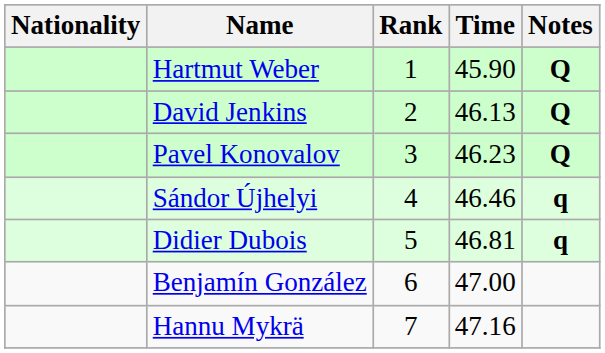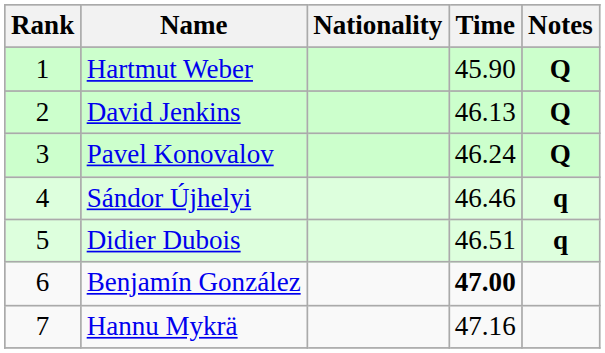columns swapped: (411, 25) <-> (76, 25)
(485, 154) 46.23 -> (485, 154) 46.24
(485, 240) 46.81 -> (485, 240) 46.51
(485, 283) normal -> (485, 283) bold
